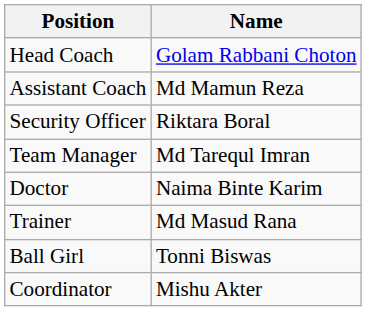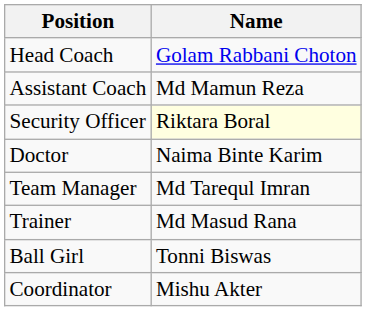(213, 121) no background -> (213, 121) lightyellow background
rows swapped: (73, 155) <-> (39, 188)
